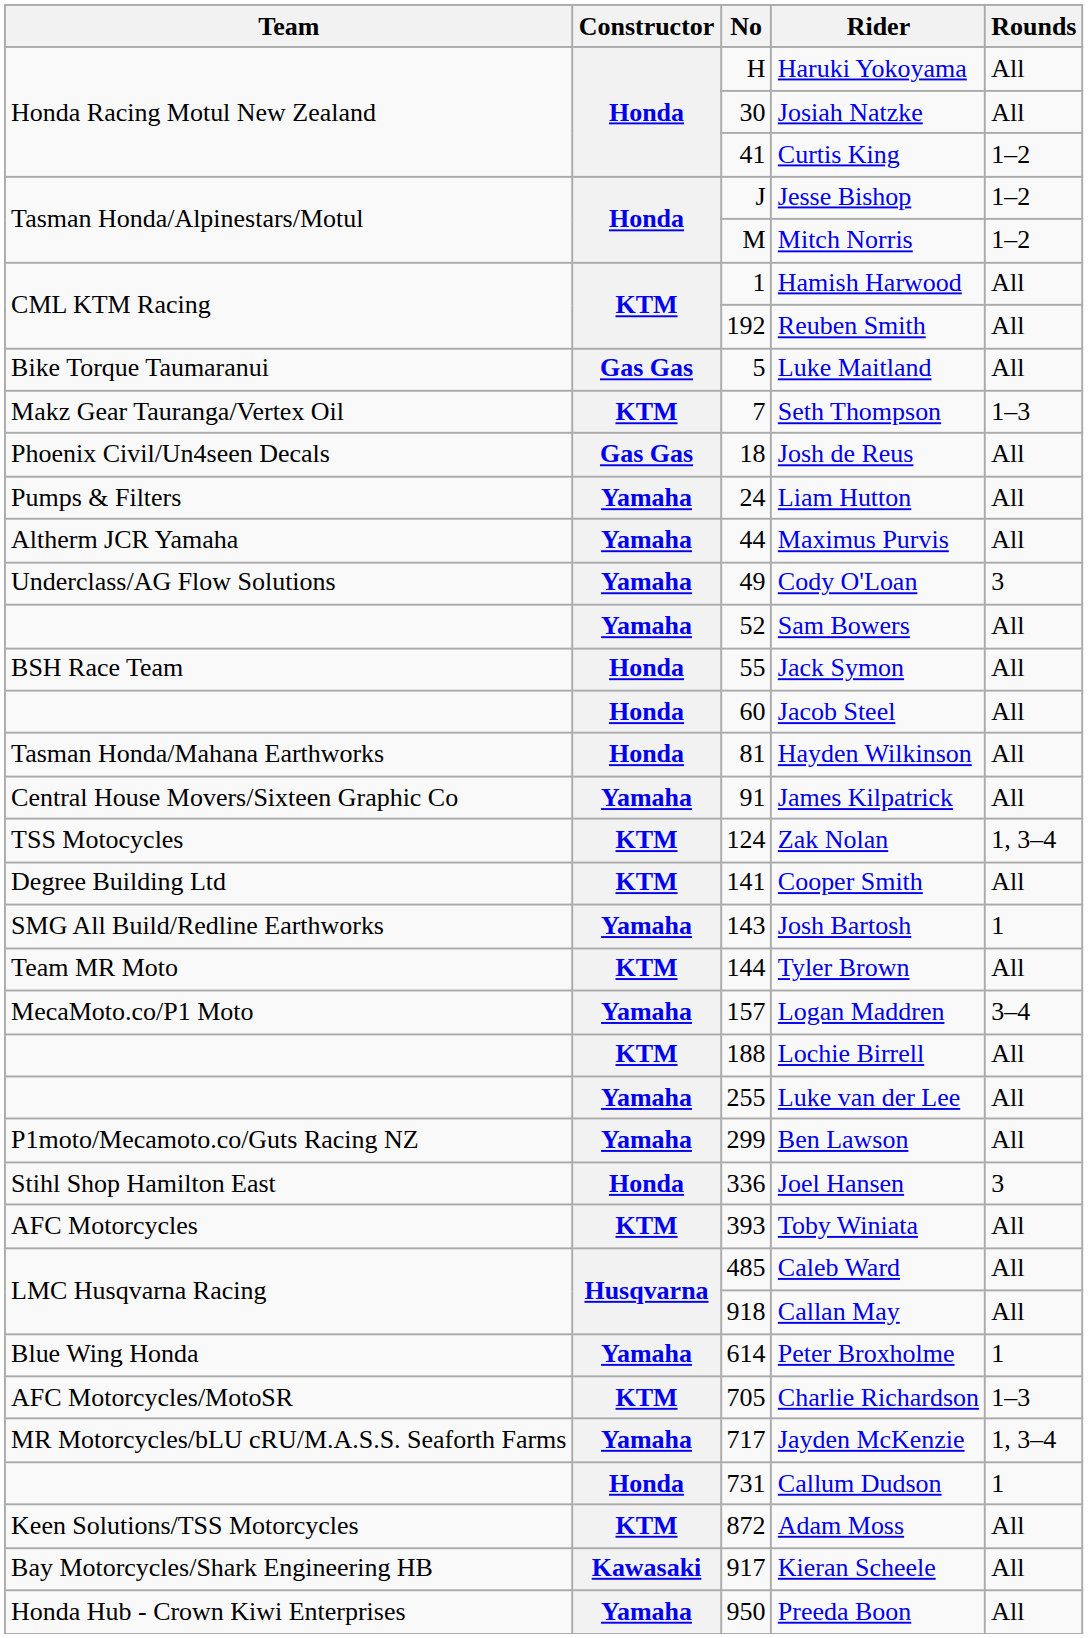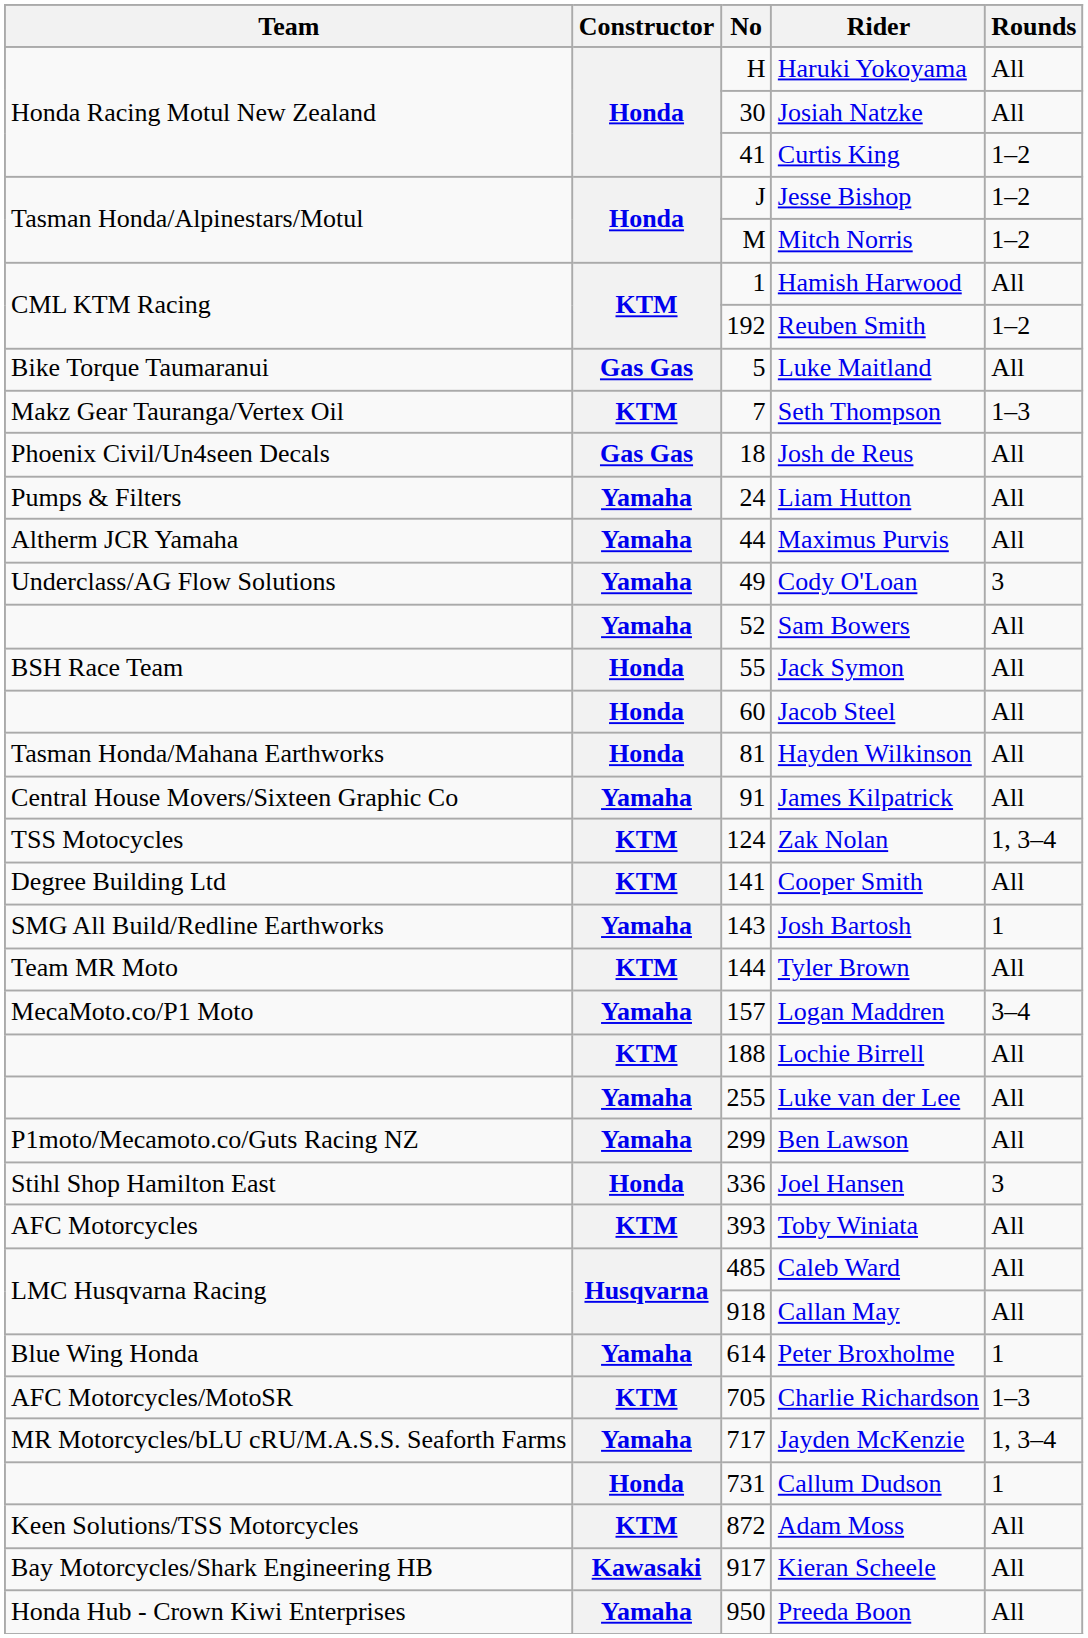(1008, 325) All -> (1011, 325) 1–2
